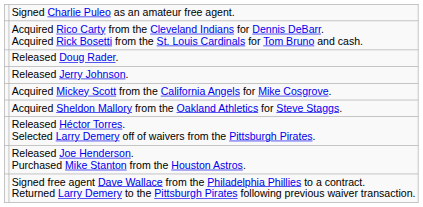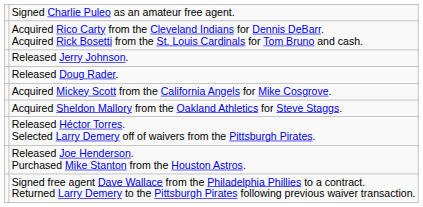rows swapped: (65, 58) <-> (70, 74)
